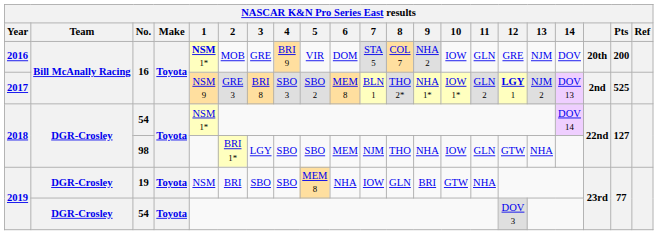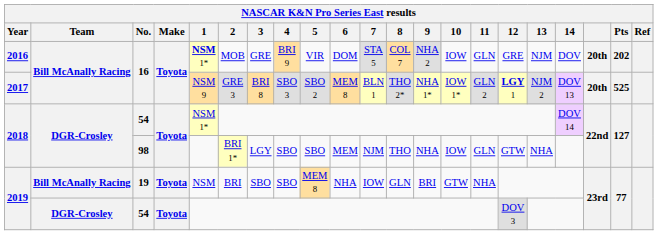(621, 56) 200 -> (621, 56) 202
(597, 88) 2nd -> (597, 88) 20th
(82, 182) DGR-Crosley -> (82, 182) Bill McAnally Racing
